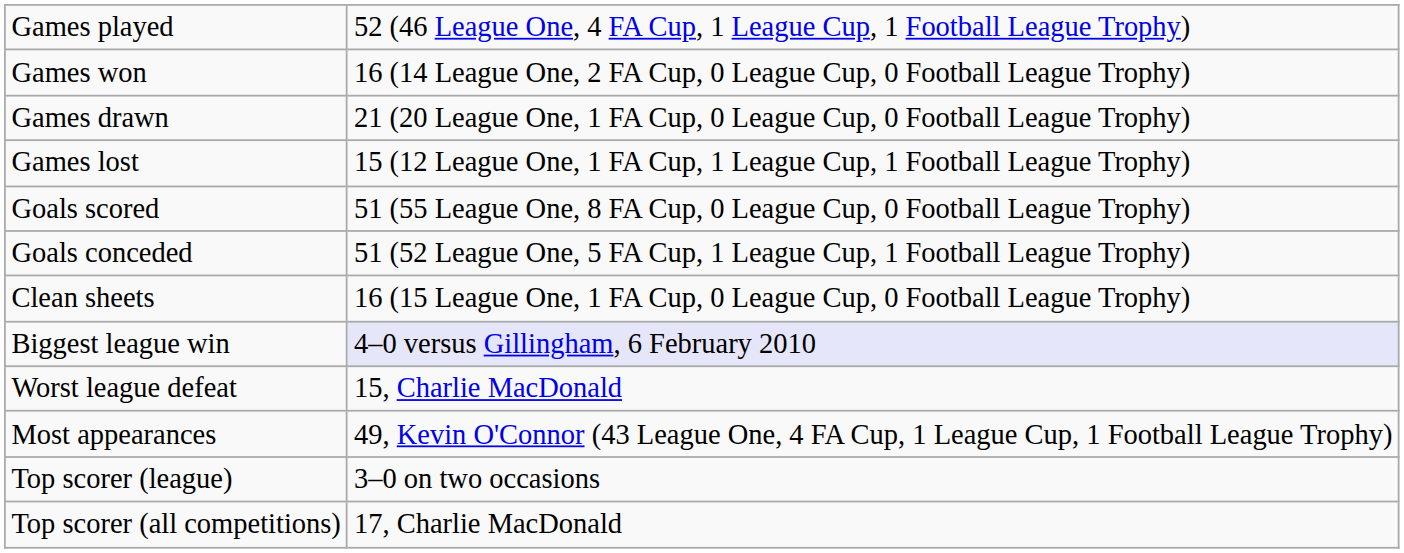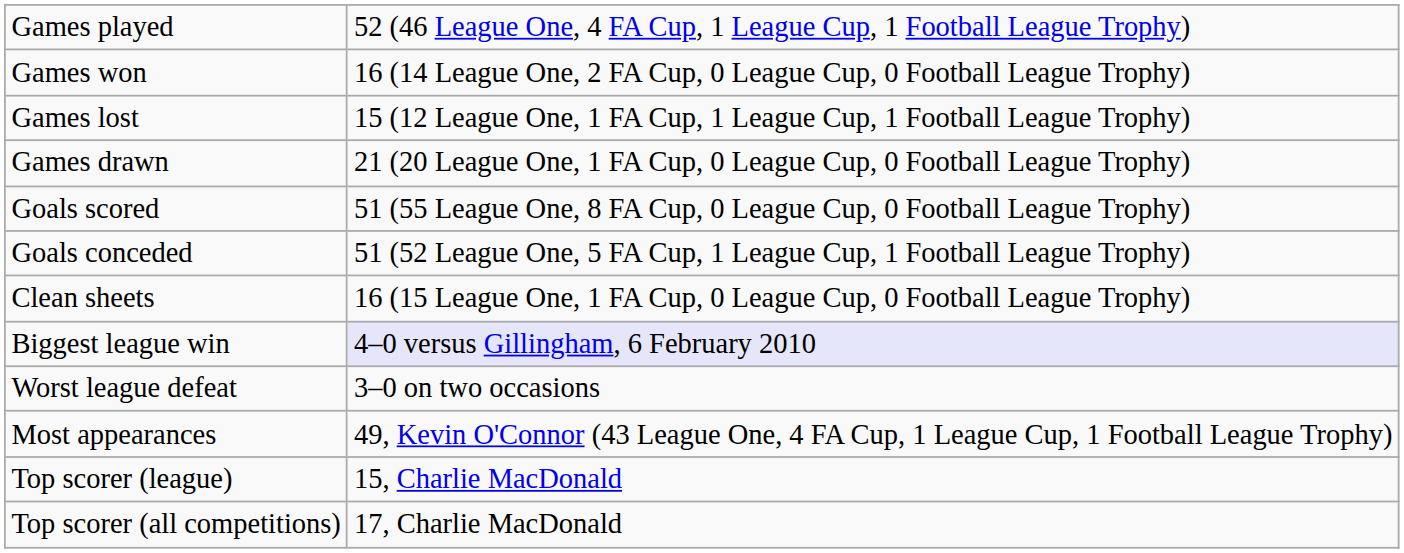rows swapped: (90, 117) <-> (75, 162)
(488, 388) 15, Charlie MacDonald -> (477, 388) 3–0 on two occasions
(477, 478) 3–0 on two occasions -> (488, 478) 15, Charlie MacDonald
